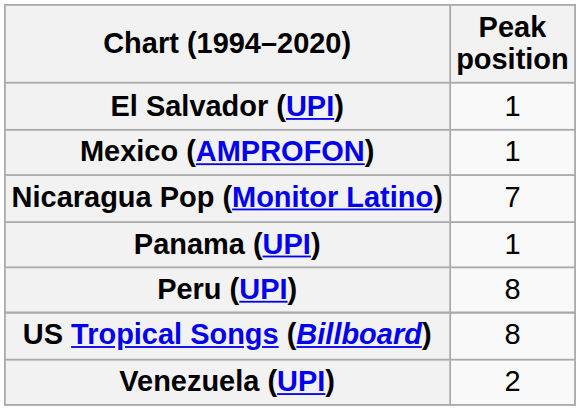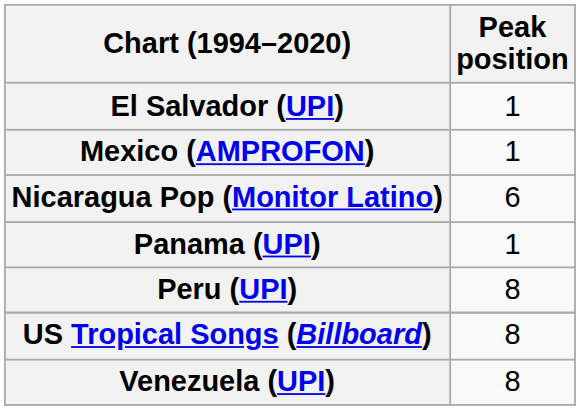(512, 197) 7 -> (512, 197) 6
(512, 381) 2 -> (512, 381) 8
